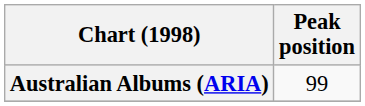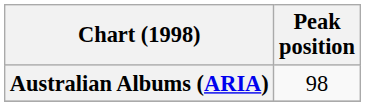(317, 82) 99 -> (317, 82) 98
